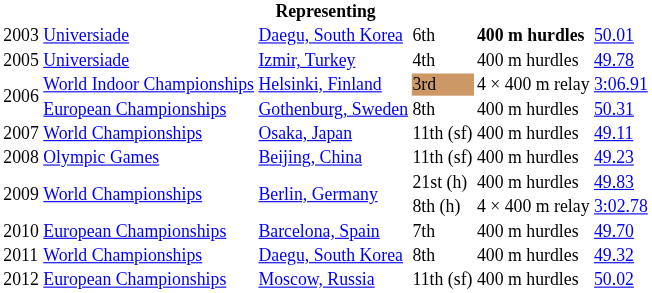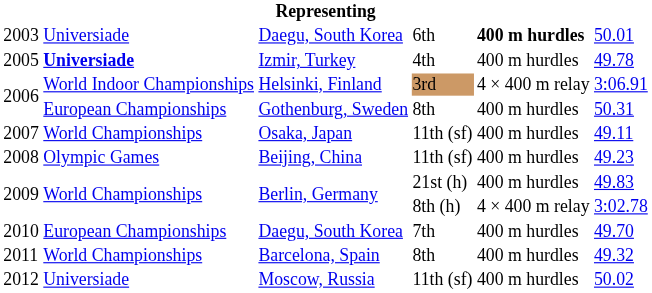(86, 60) normal -> (89, 60) bold
(319, 231) Barcelona, Spain -> (331, 231) Daegu, South Korea
(331, 255) Daegu, South Korea -> (319, 255) Barcelona, Spain
(135, 279) European Championships -> (86, 279) Universiade
